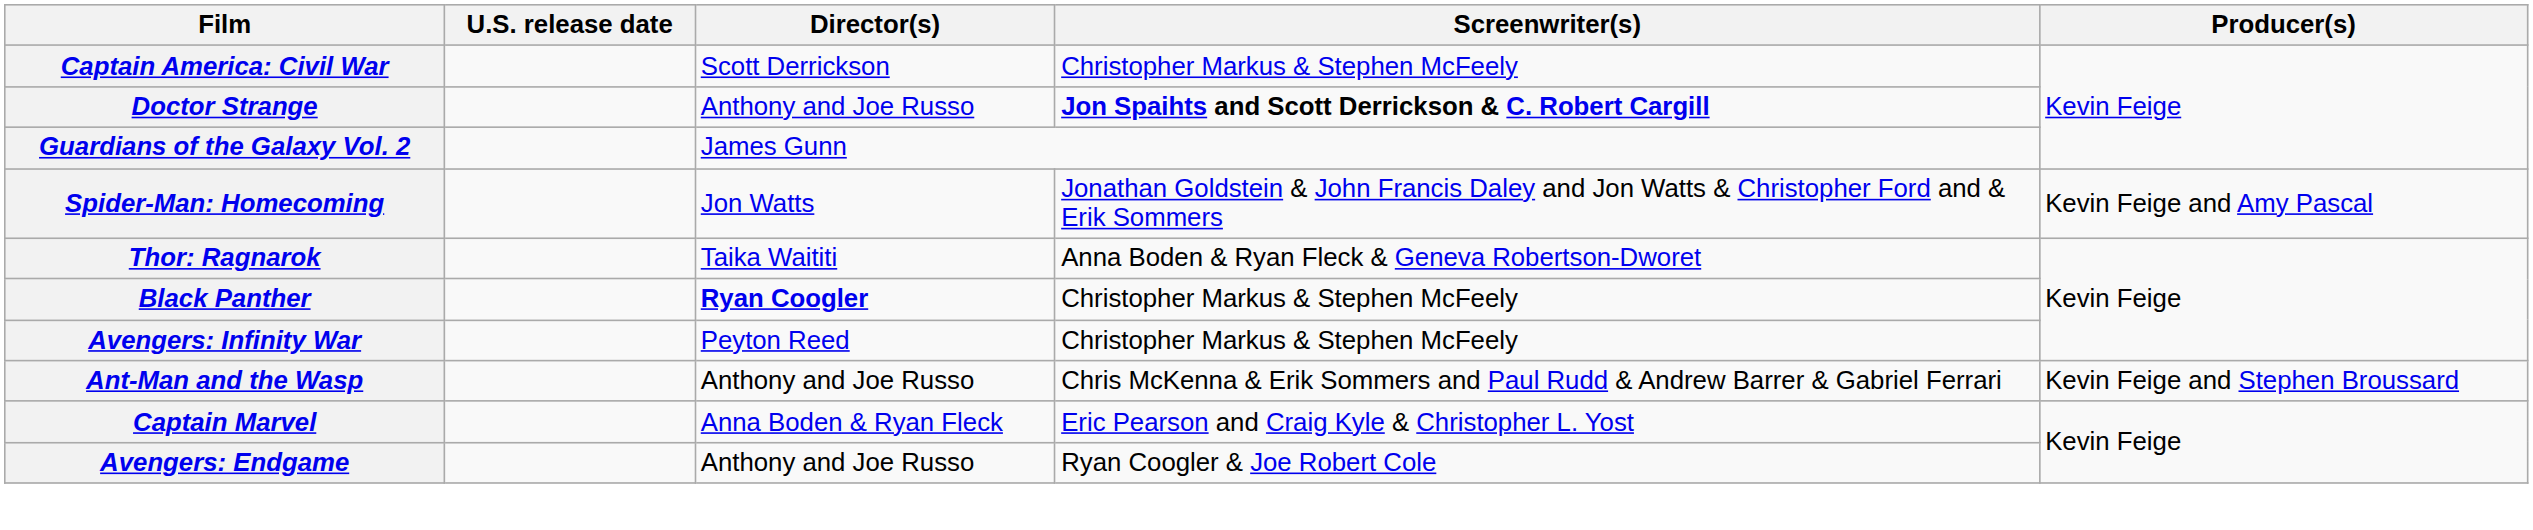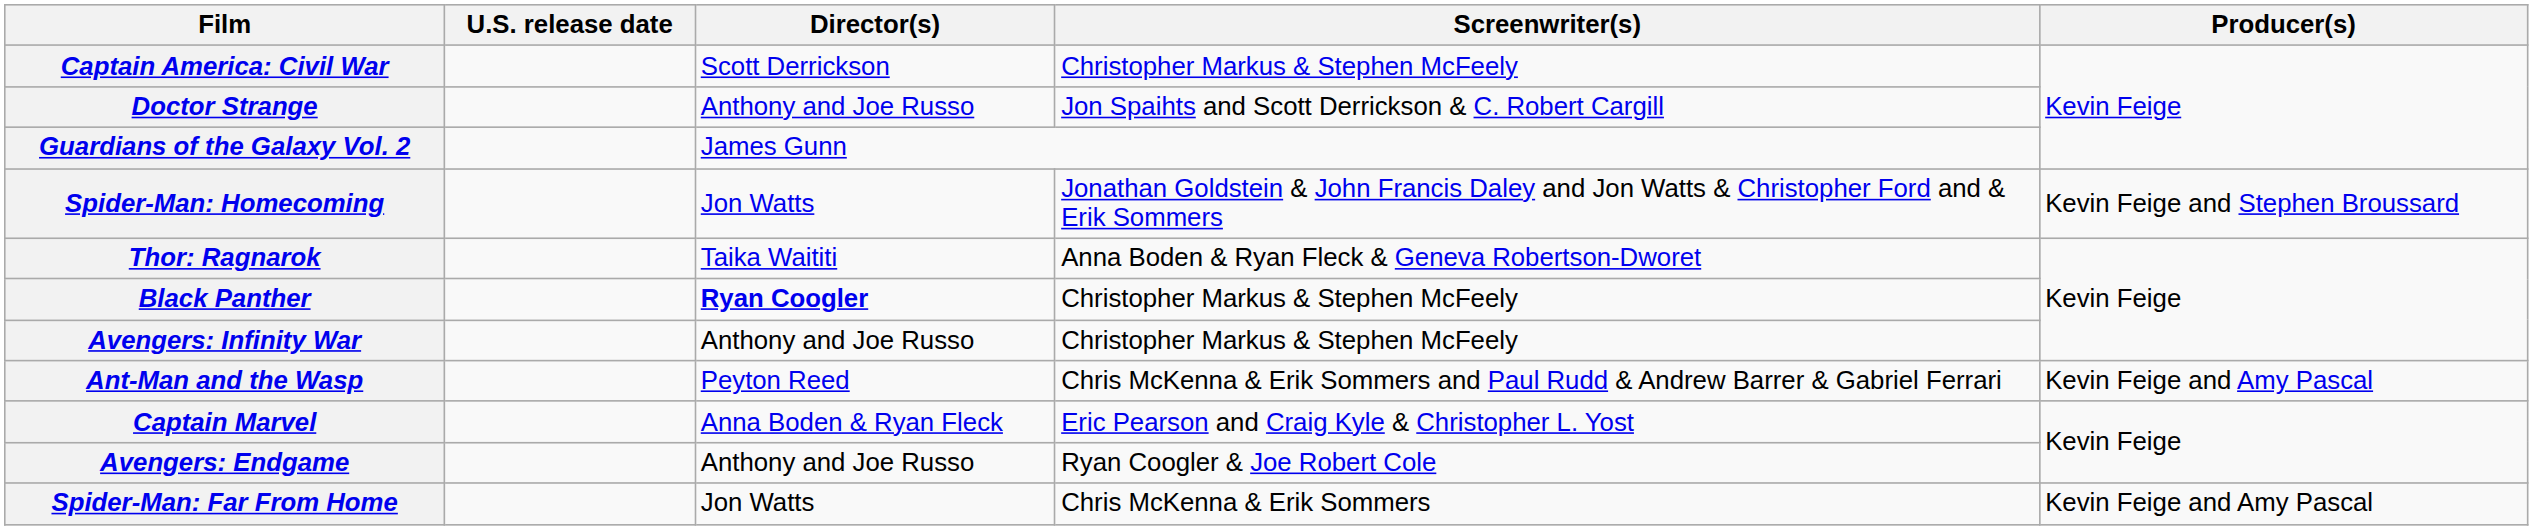(1385, 106) bold -> (1363, 106) normal
(2209, 202) Kevin Feige and Amy Pascal -> (2252, 202) Kevin Feige and Stephen Broussard
(775, 339) Peyton Reed -> (838, 339) Anthony and Joe Russo
(838, 380) Anthony and Joe Russo -> (775, 380) Peyton Reed
(2252, 380) Kevin Feige and Stephen Broussard -> (2209, 380) Kevin Feige and Amy Pascal
+ row: (225, 503)
